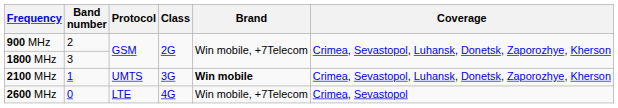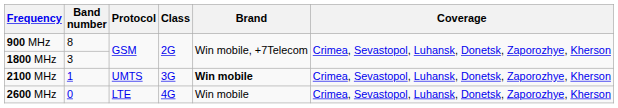(70, 42) 2 -> (70, 42) 8
(251, 94) Win mobile, +7Telecom -> (222, 94) Win mobile
(360, 94) Crimea, Sevastopol -> (462, 94) Crimea, Sevastopol, Luhansk, Donetsk, Zaporozhye, Kherson
